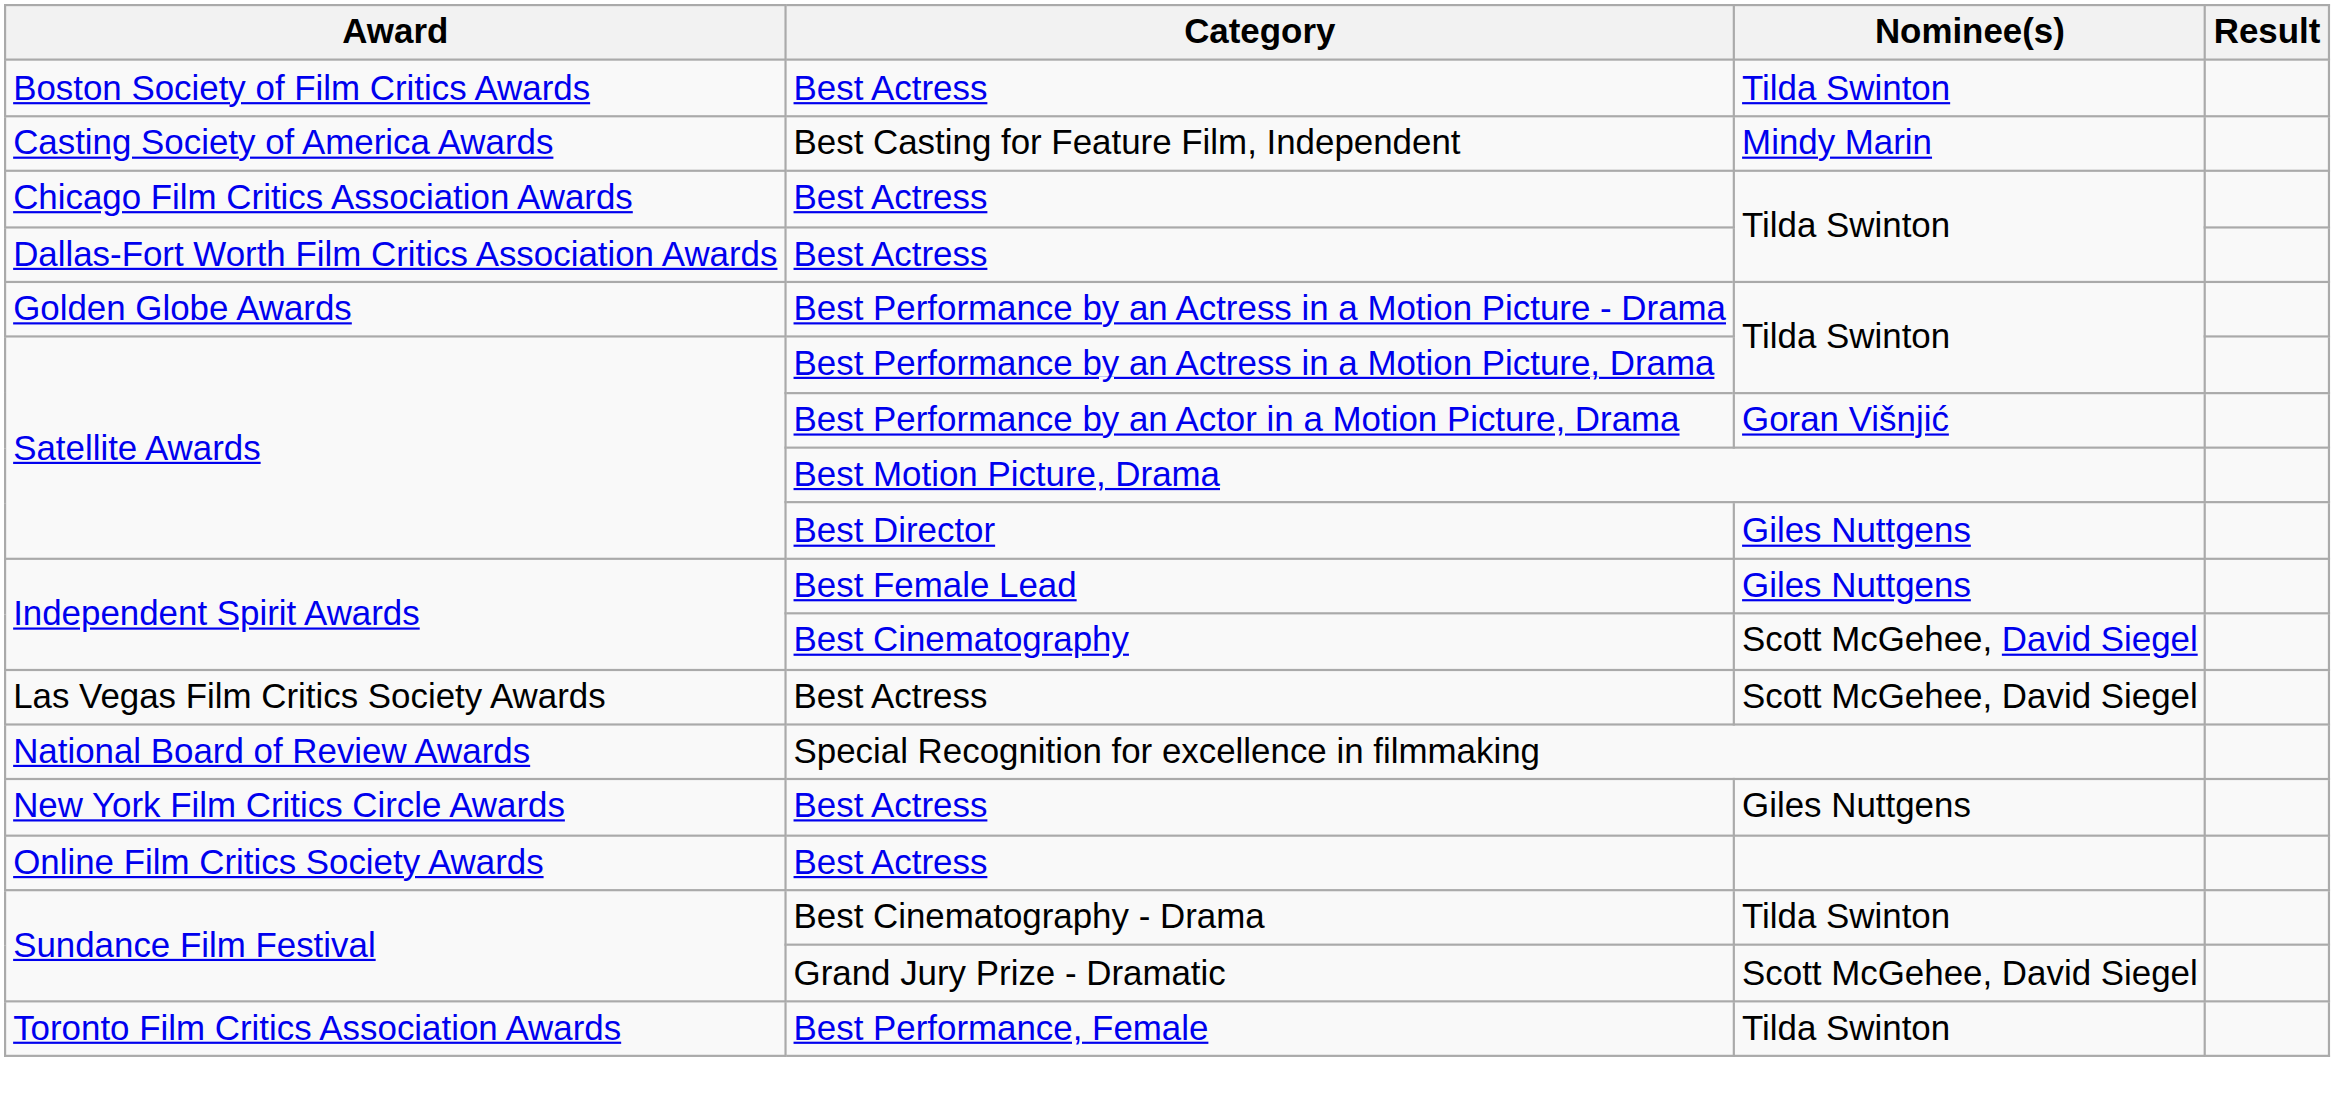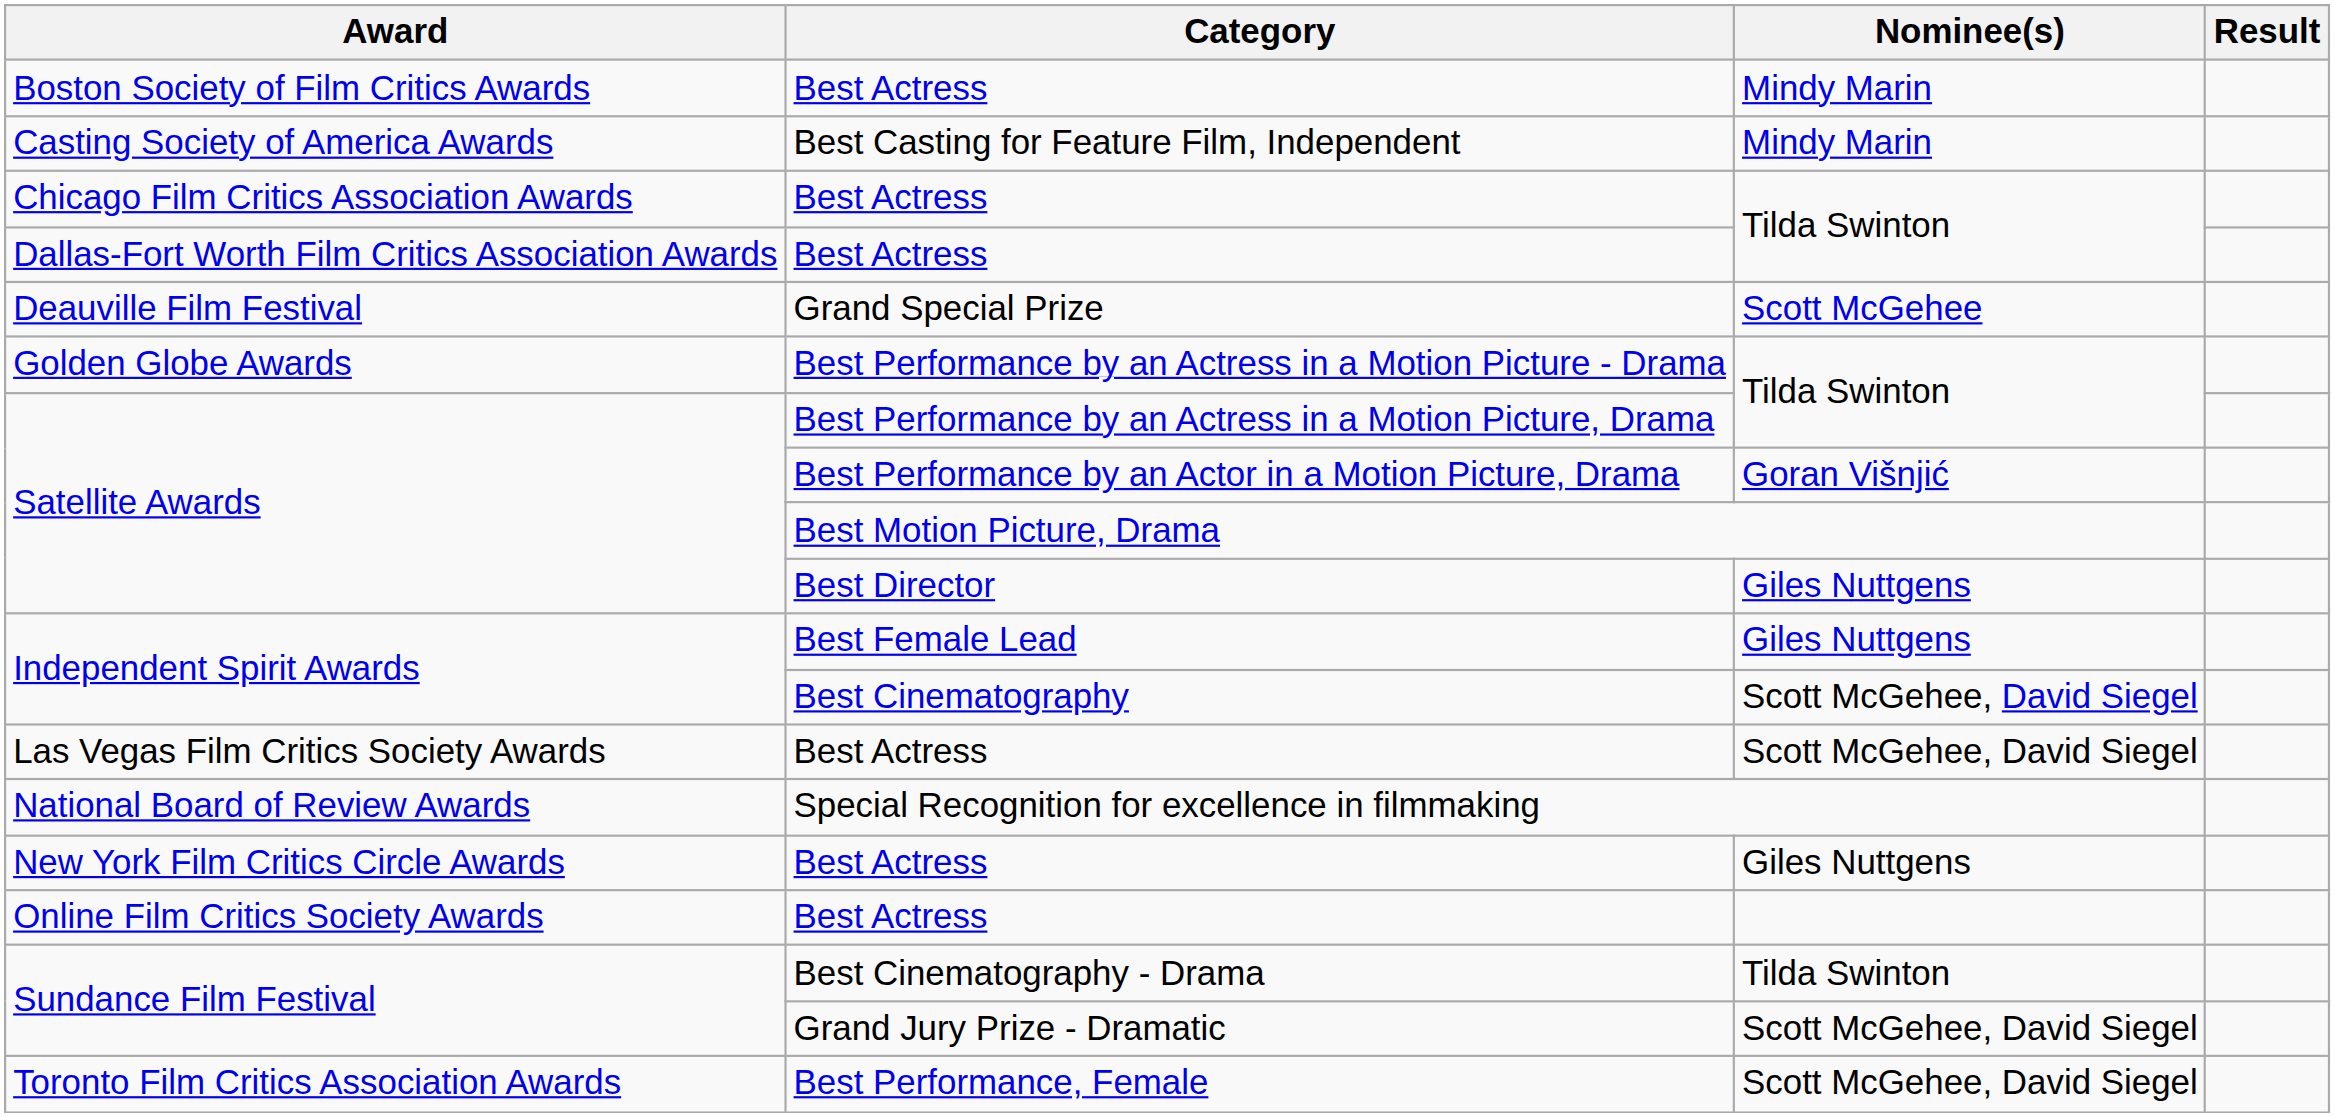(1846, 87) Tilda Swinton -> (1837, 87) Mindy Marin
+ row: (188, 308)
(1846, 1027) Tilda Swinton -> (1970, 1083) Scott McGehee, David Siegel
